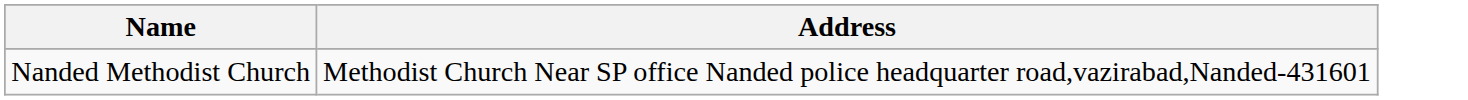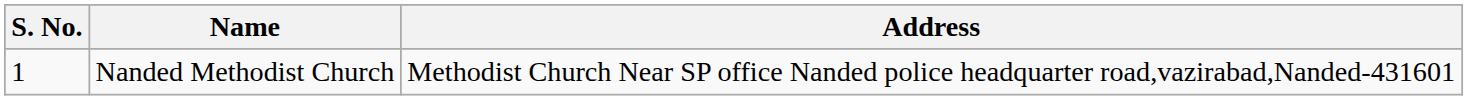+ column: (47, 26)
